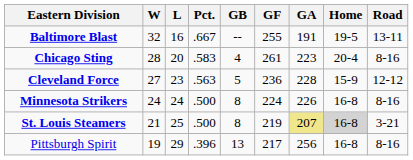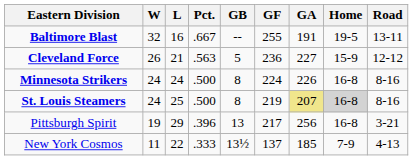- row: (73, 58)
(154, 80) 27 -> (154, 58) 26
(177, 80) 23 -> (177, 58) 21
(307, 80) 228 -> (307, 58) 227
(154, 123) 21 -> (154, 101) 24
(388, 123) 3-21 -> (388, 101) 8-16
(388, 144) 8-16 -> (388, 123) 3-21
+ row: (73, 144)
